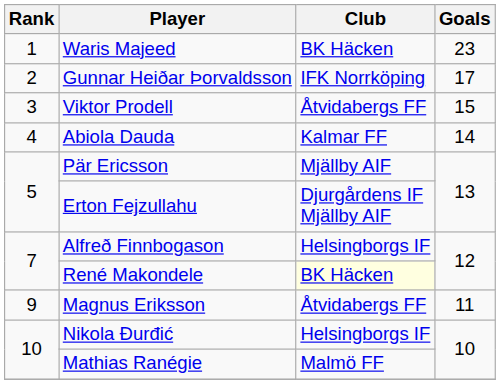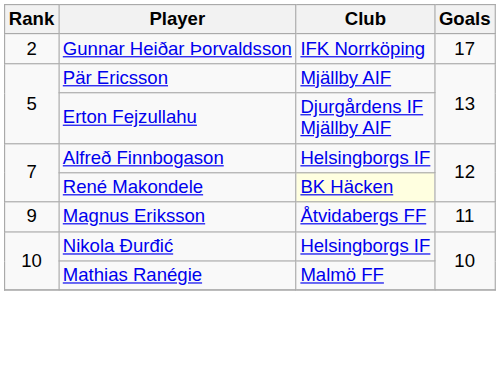- row: (119, 48)
- row: (118, 107)
- row: (119, 136)
